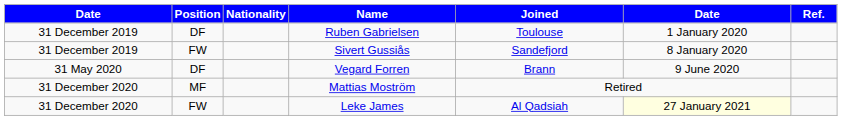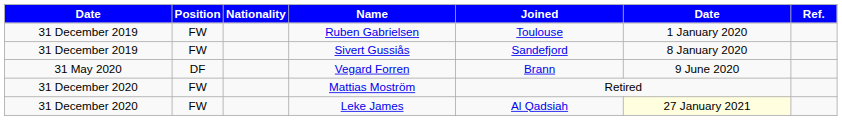(198, 32) DF -> (198, 32) FW
(198, 88) MF -> (198, 88) FW
